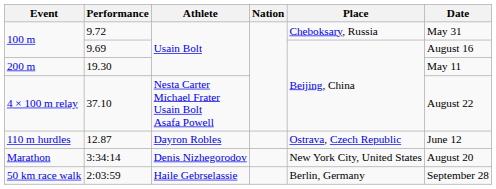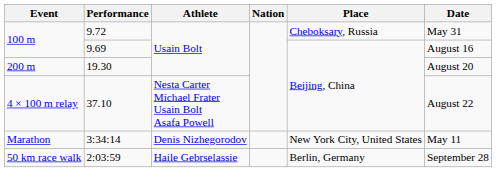(444, 66) May 11 -> (450, 66) August 20
- row: (99, 139)
(450, 157) August 20 -> (444, 139) May 11
